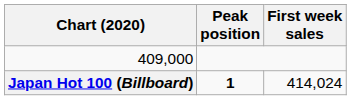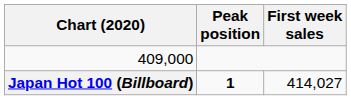(314, 82) 414,024 -> (314, 82) 414,027
